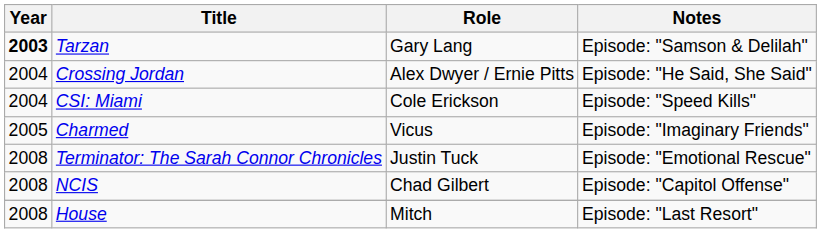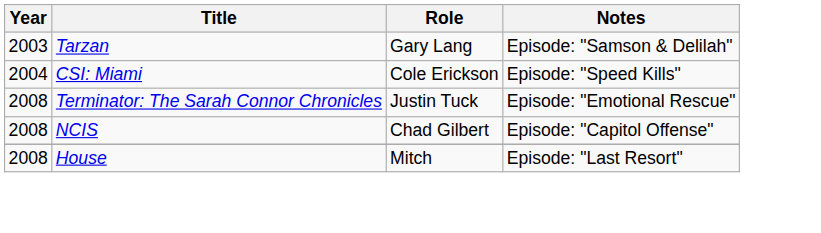(28, 46) bold -> (28, 46) normal
- row: (120, 74)
- row: (92, 130)
